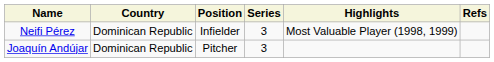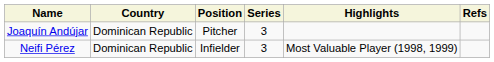rows swapped: (47, 48) <-> (47, 31)
